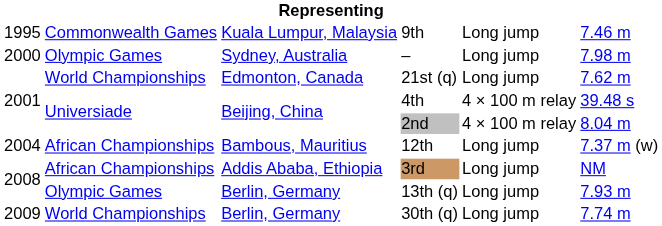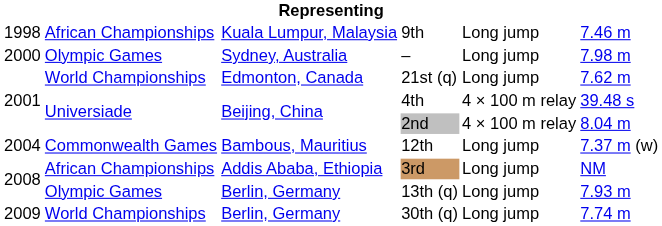(22, 33) 1995 -> (22, 33) 1998
(131, 33) Commonwealth Games -> (130, 33) African Championships
(130, 146) African Championships -> (131, 146) Commonwealth Games
